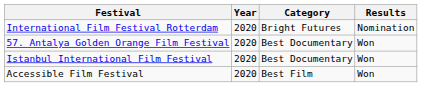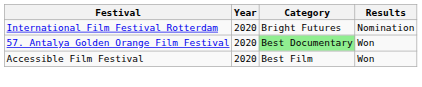(307, 43) no background -> (307, 43) lightgreen background
- row: (109, 58)
